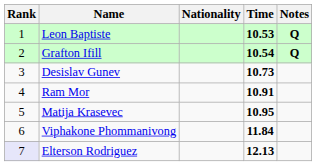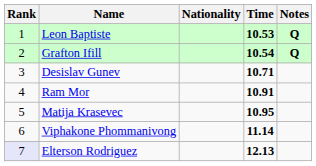(260, 72) 10.73 -> (260, 72) 10.71
(260, 131) 11.84 -> (260, 131) 11.14
